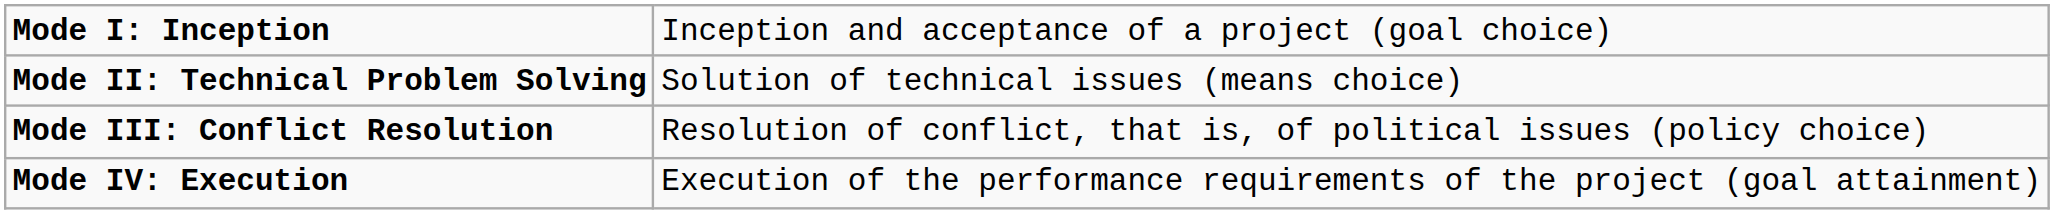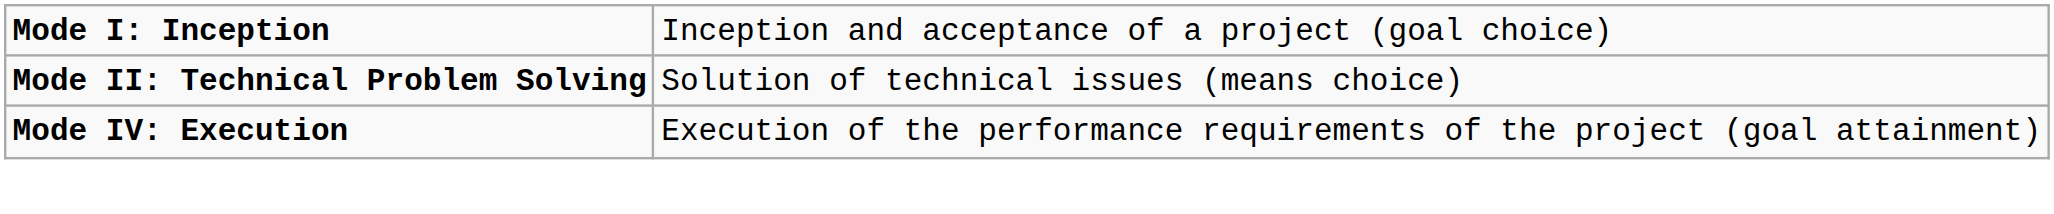- row: (283, 132)
